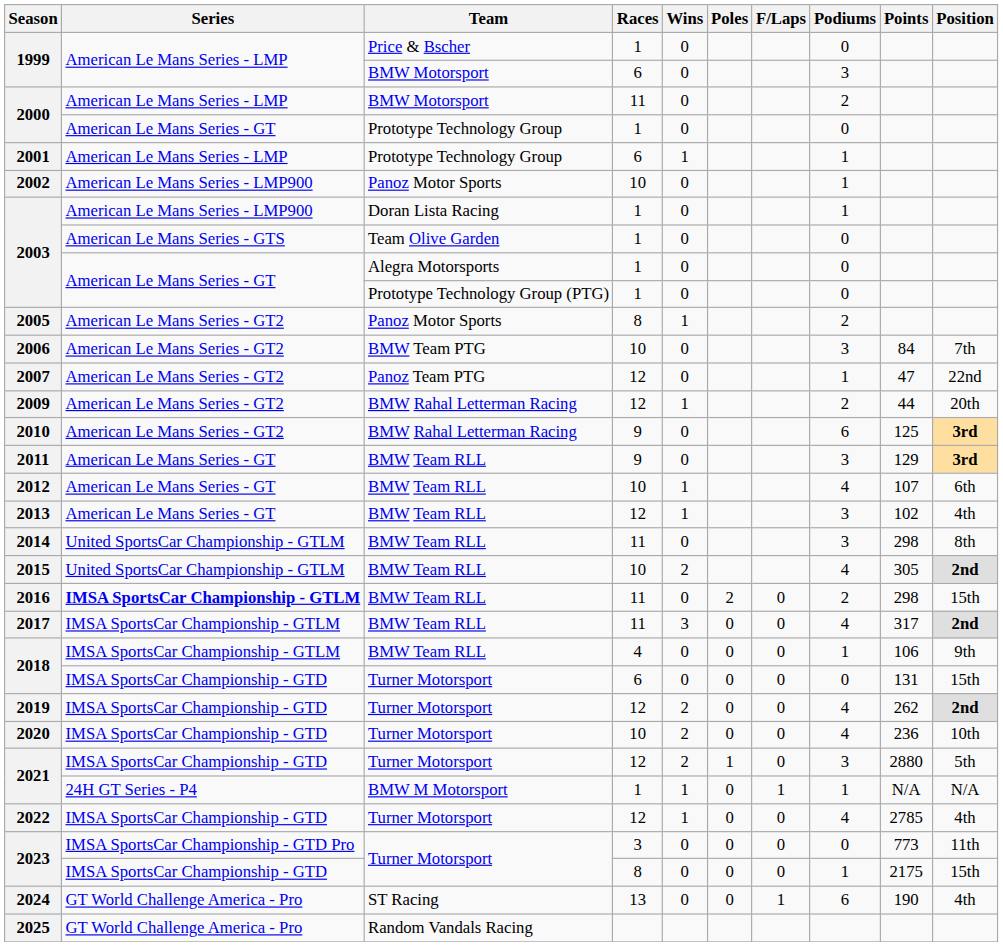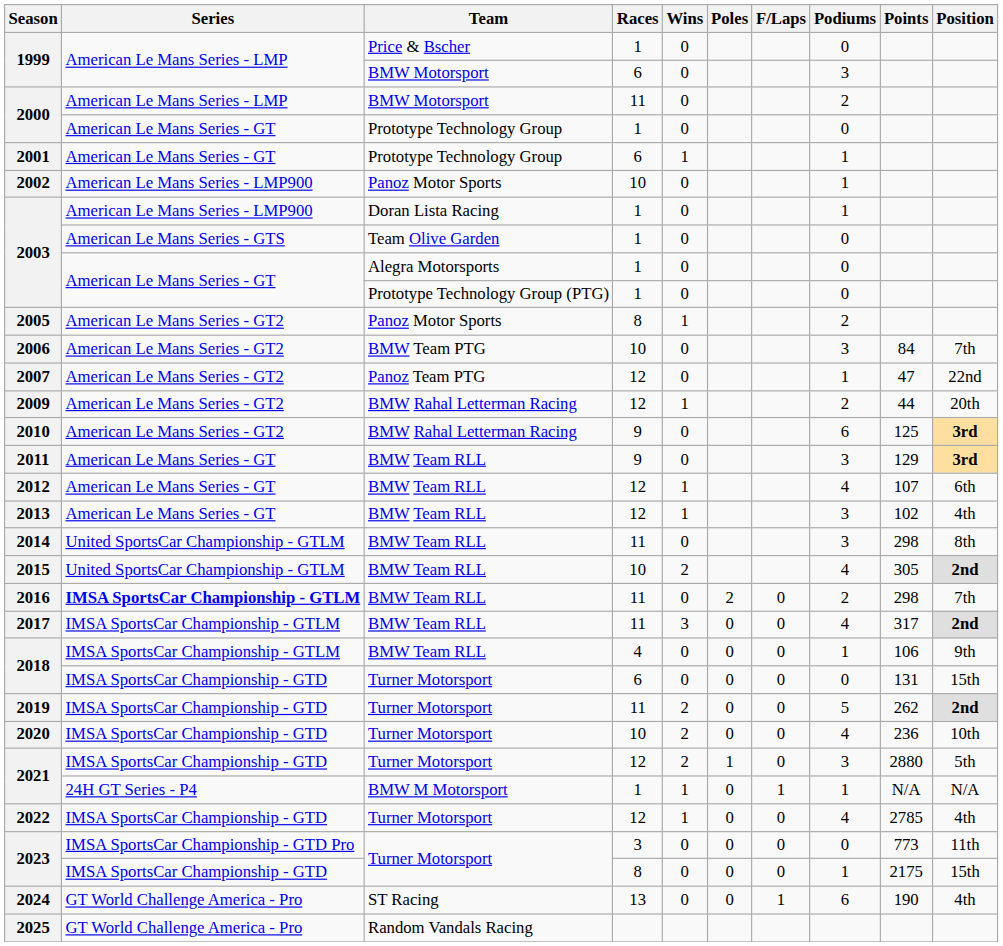(177, 156) American Le Mans Series - LMP -> (170, 156) American Le Mans Series - GT
(638, 487) 10 -> (638, 487) 12
(965, 597) 15th -> (965, 597) 7th
(638, 707) 12 -> (638, 707) 11
(845, 707) 4 -> (845, 707) 5
